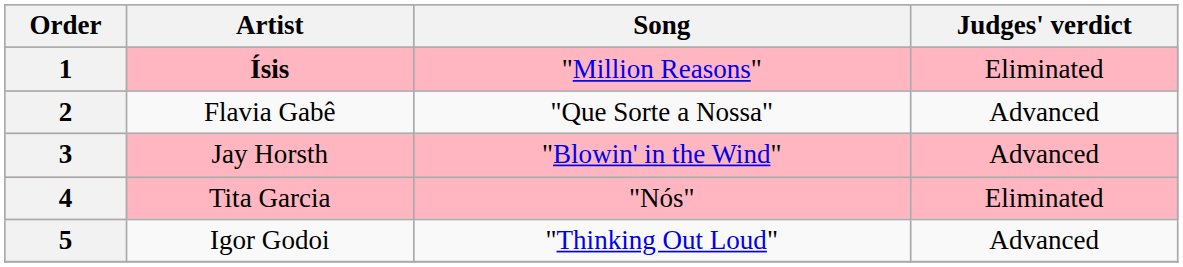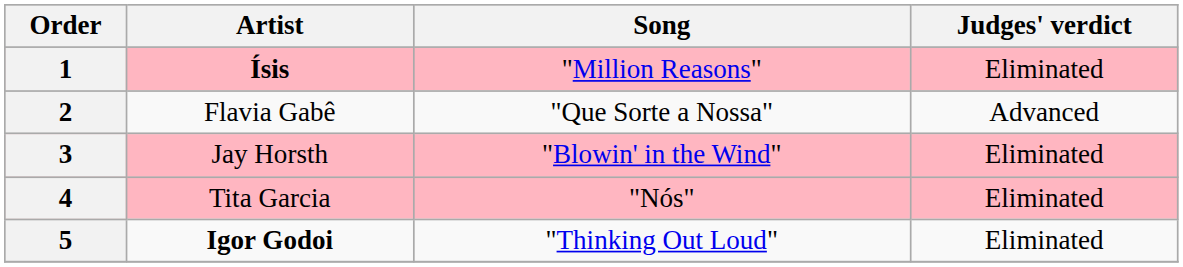(1044, 154) Advanced -> (1044, 154) Eliminated
(270, 240) normal -> (270, 240) bold
(1044, 240) Advanced -> (1044, 240) Eliminated
